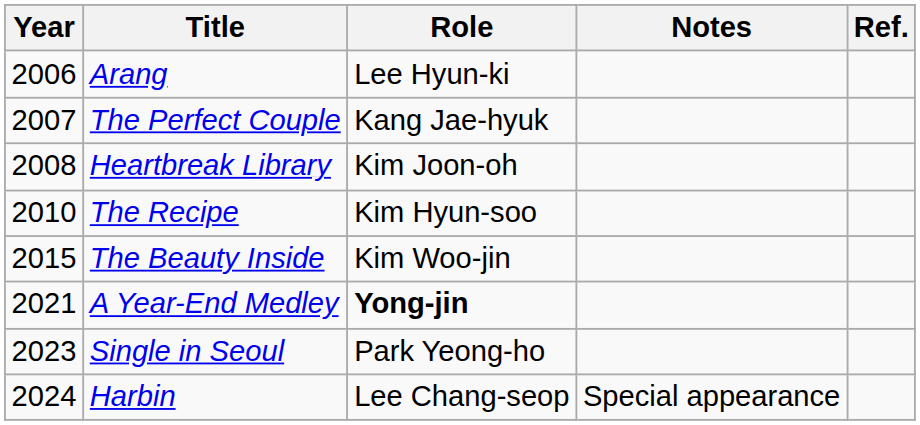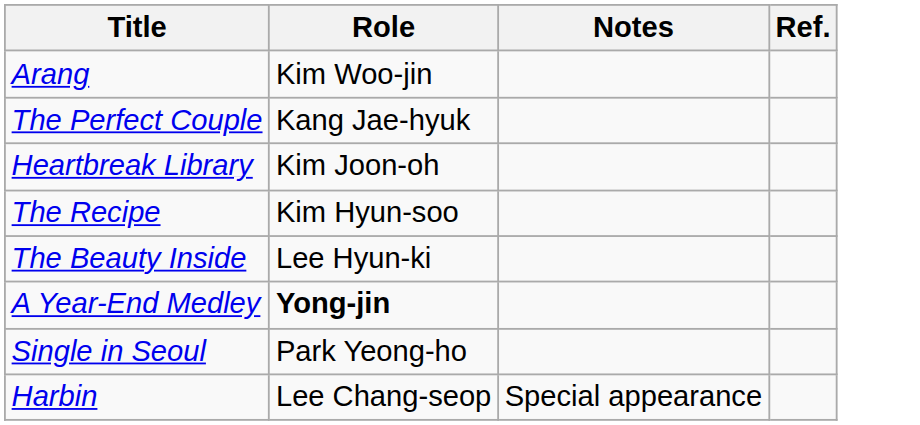- column: (44, 27)
(432, 73) Lee Hyun-ki -> (354, 73) Kim Woo-jin
(432, 258) Kim Woo-jin -> (354, 258) Lee Hyun-ki
